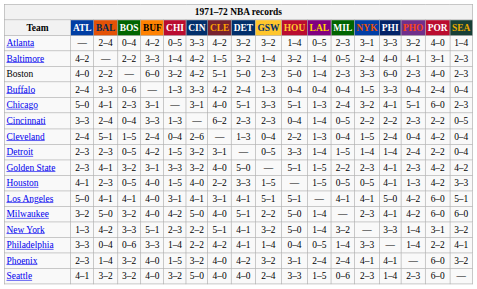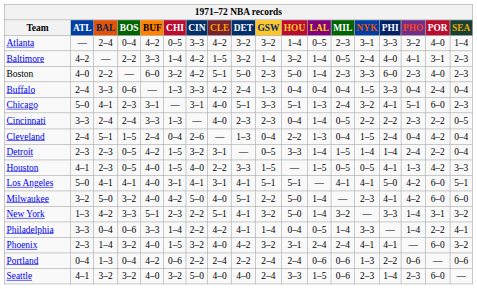(129, 121) 0–4 -> (129, 121) 2–4
(220, 121) 6–2 -> (220, 121) 4–0
- row: (31, 167)
+ row: (22, 261)
